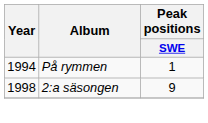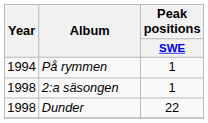(172, 87) 9 -> (172, 87) 1
+ row: (63, 108)
